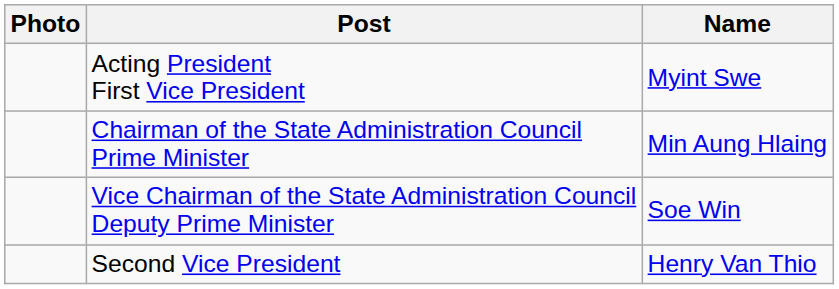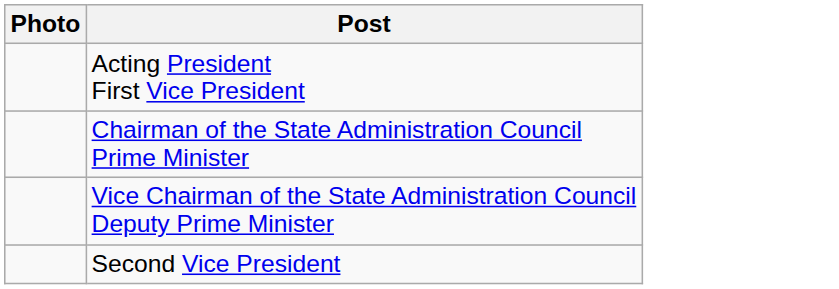- column: (737, 24)
